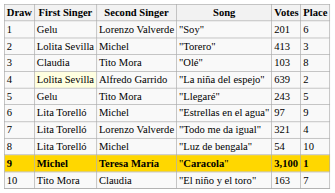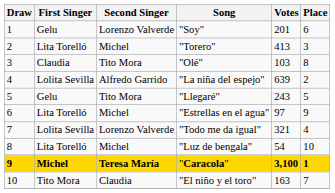(65, 46) Lolita Sevilla -> (62, 46) Lita Torelló
(65, 79) lightyellow background -> (65, 79) no background
(62, 130) Lita Torelló -> (65, 130) Lolita Sevilla
